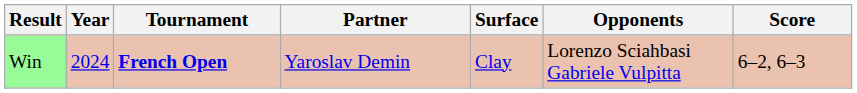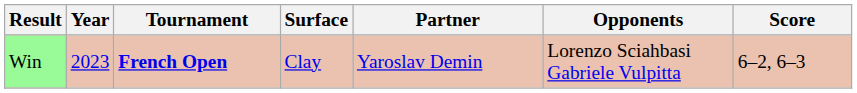columns swapped: (507, 19) <-> (375, 19)
(90, 61) 2024 -> (90, 61) 2023
